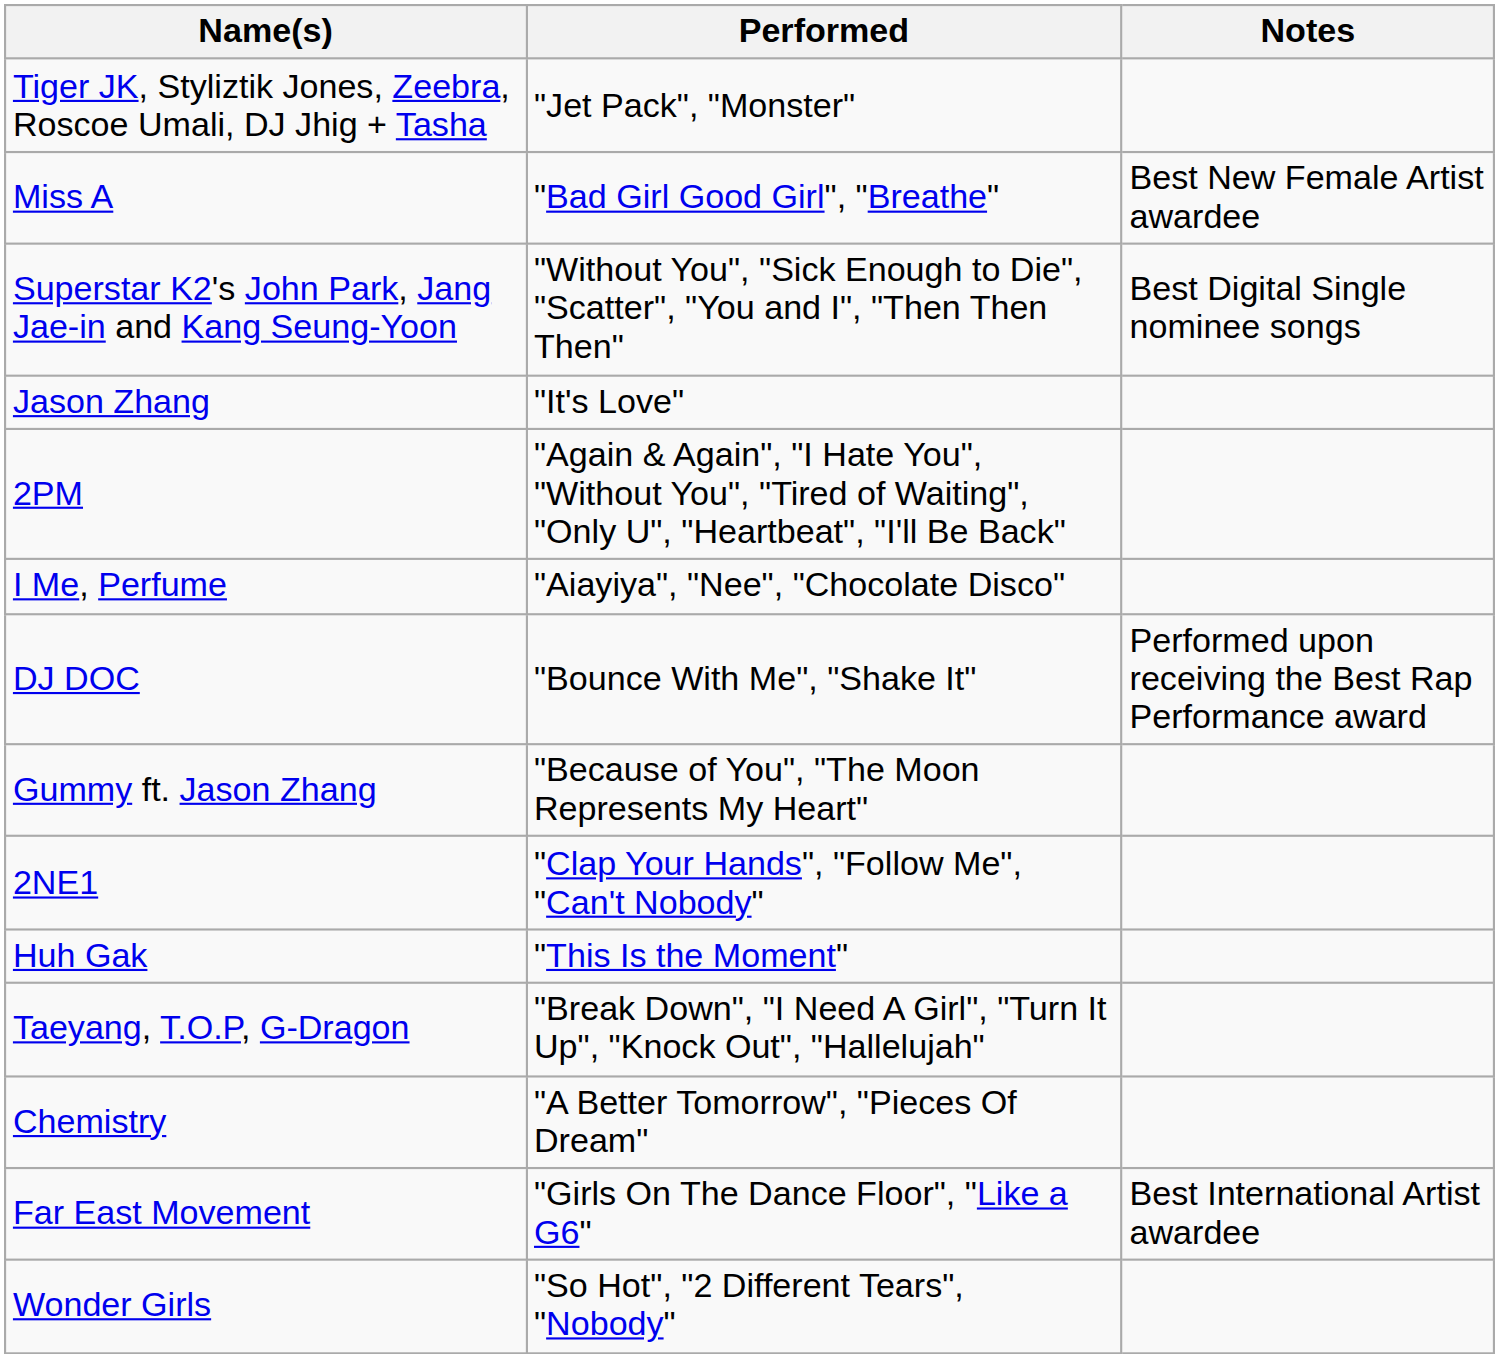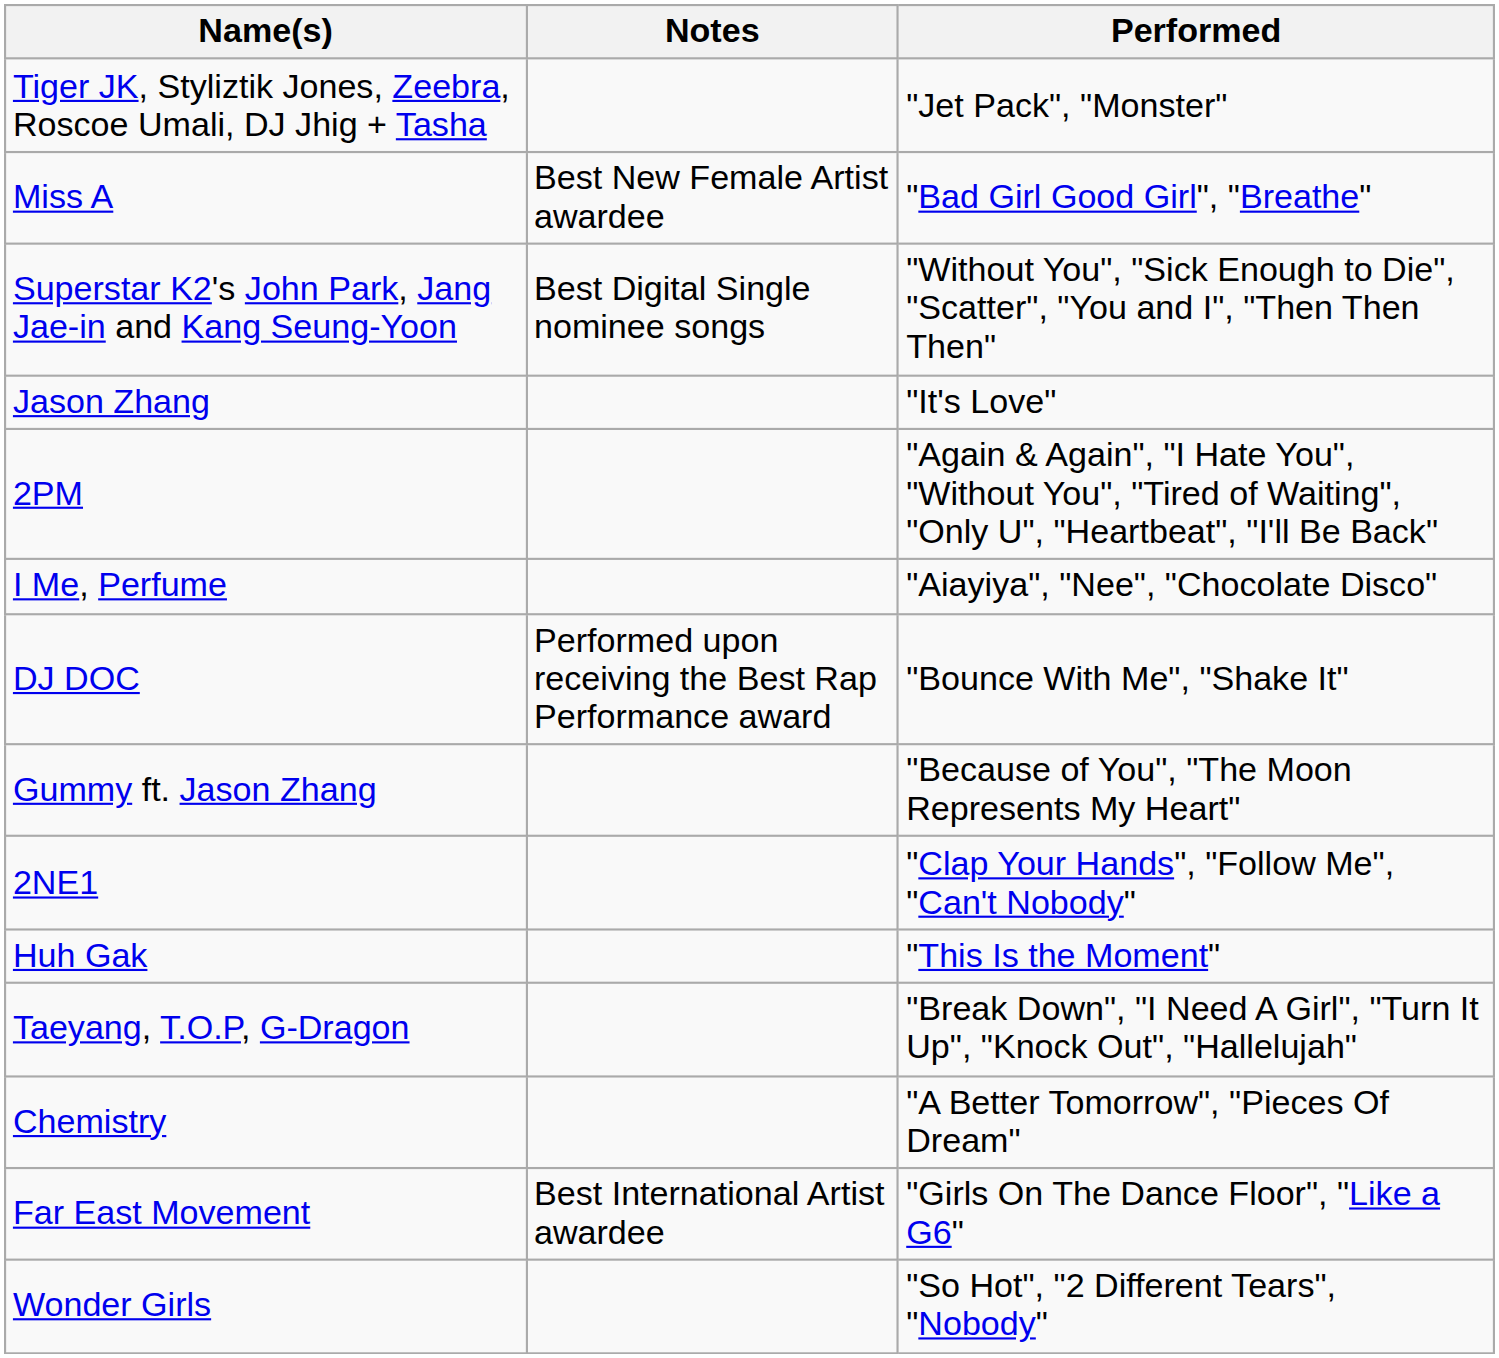columns swapped: (824, 31) <-> (1308, 31)
